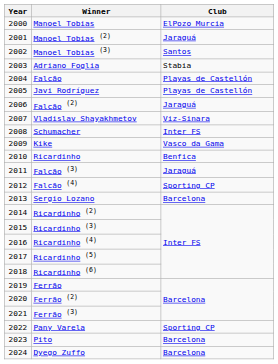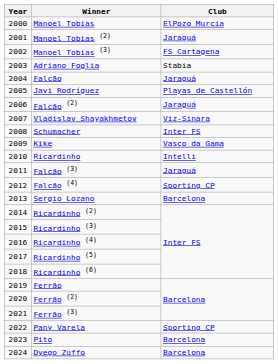(177, 52) Santos -> (191, 52) FS Cartagena
(208, 78) Playas de Castellón -> (179, 78) Jaraguá
(179, 156) Benfica -> (179, 156) Intelli
